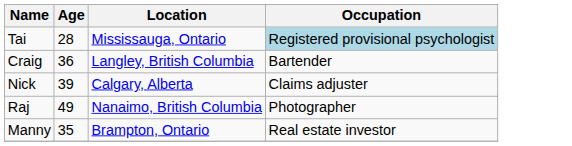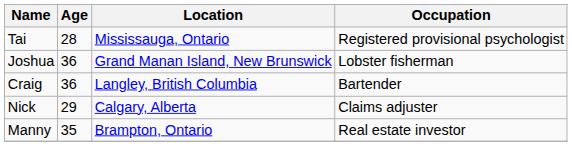(381, 38) lightblue background -> (451, 38) no background
+ row: (31, 61)
(66, 84) 39 -> (69, 107) 29
- row: (19, 107)
